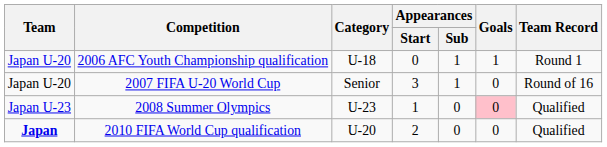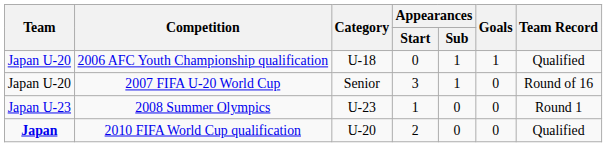(559, 61) Round 1 -> (559, 61) Qualified
(496, 107) pink background -> (496, 107) no background
(559, 107) Qualified -> (559, 107) Round 1
